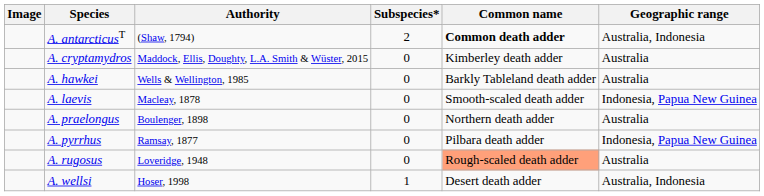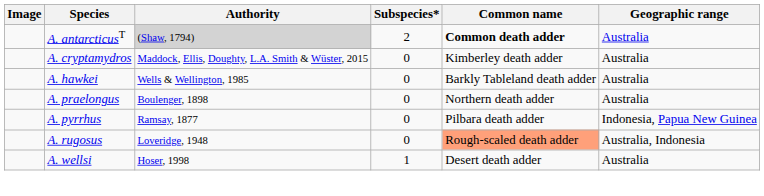(166, 37) no background -> (166, 37) lightgrey background
(653, 36) Australia, Indonesia -> (625, 36) Australia
- row: (69, 99)
(625, 160) Australia -> (653, 139) Australia, Indonesia
(653, 180) Australia, Indonesia -> (625, 160) Australia
